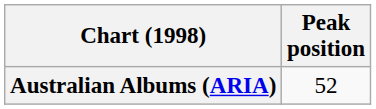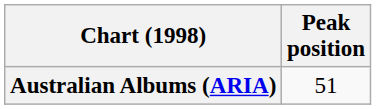(326, 85) 52 -> (326, 85) 51
